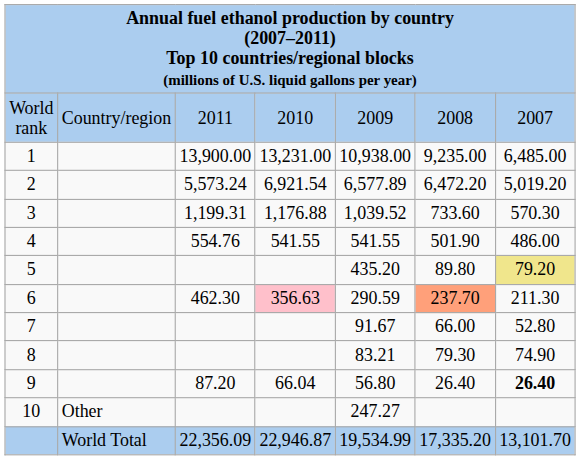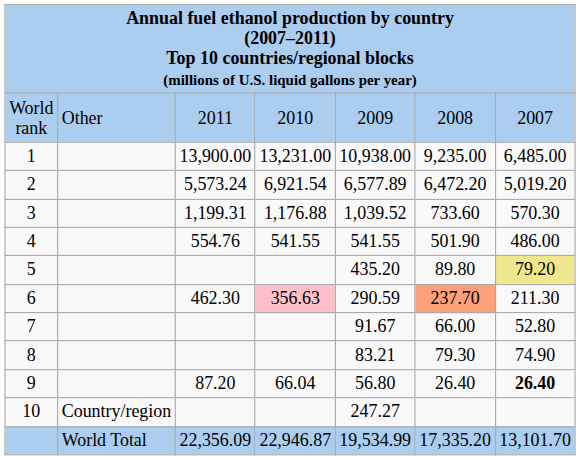(116, 117) Country/region -> (82, 117) Other
(82, 411) Other -> (116, 411) Country/region
